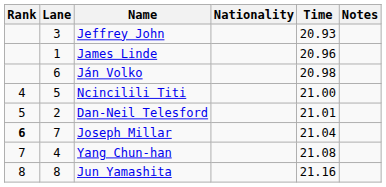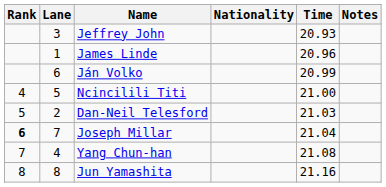(318, 73) 20.98 -> (318, 73) 20.99
(318, 113) 21.01 -> (318, 113) 21.03
